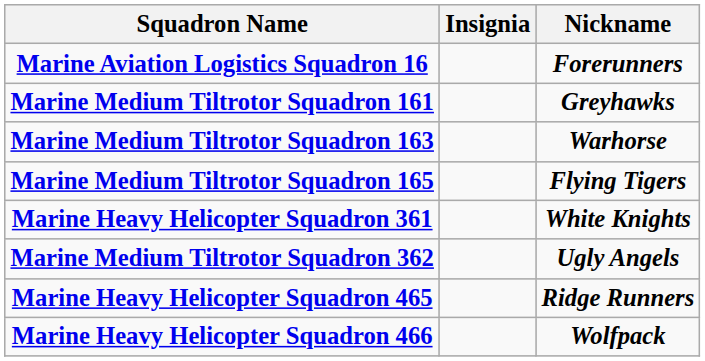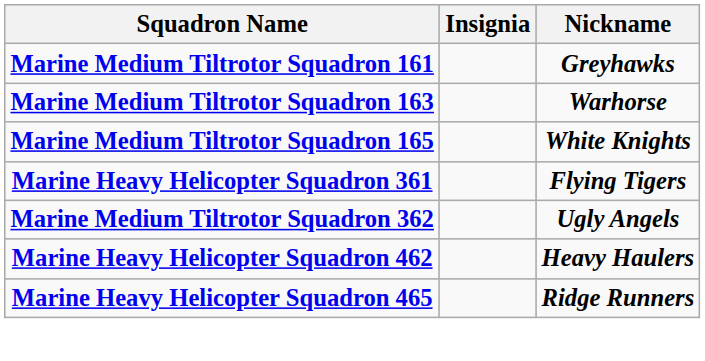- row: (222, 63)
(618, 180) Flying Tigers -> (618, 141) White Knights
(618, 219) White Knights -> (618, 180) Flying Tigers
+ row: (222, 258)
- row: (222, 336)
